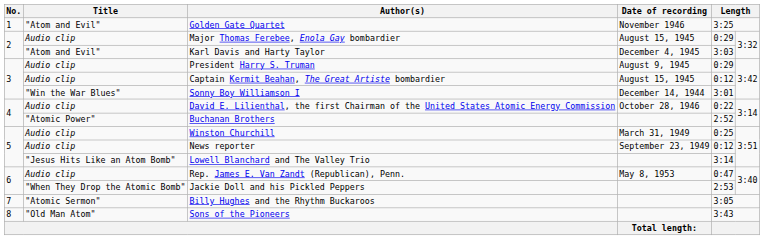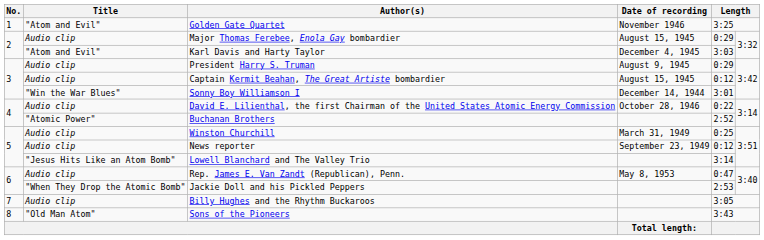(63, 201) "Atomic Sermon" -> (50, 201) Audio clip
